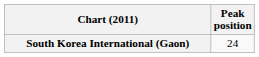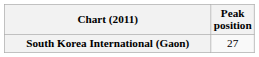(233, 43) 24 -> (233, 43) 27
